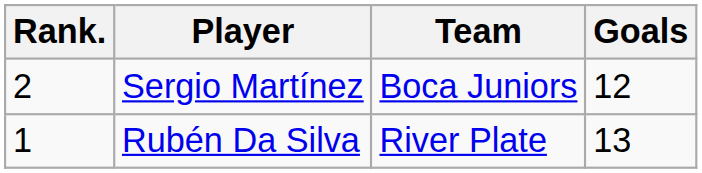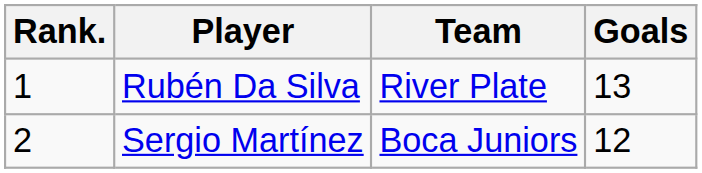rows swapped: (241, 140) <-> (243, 85)
